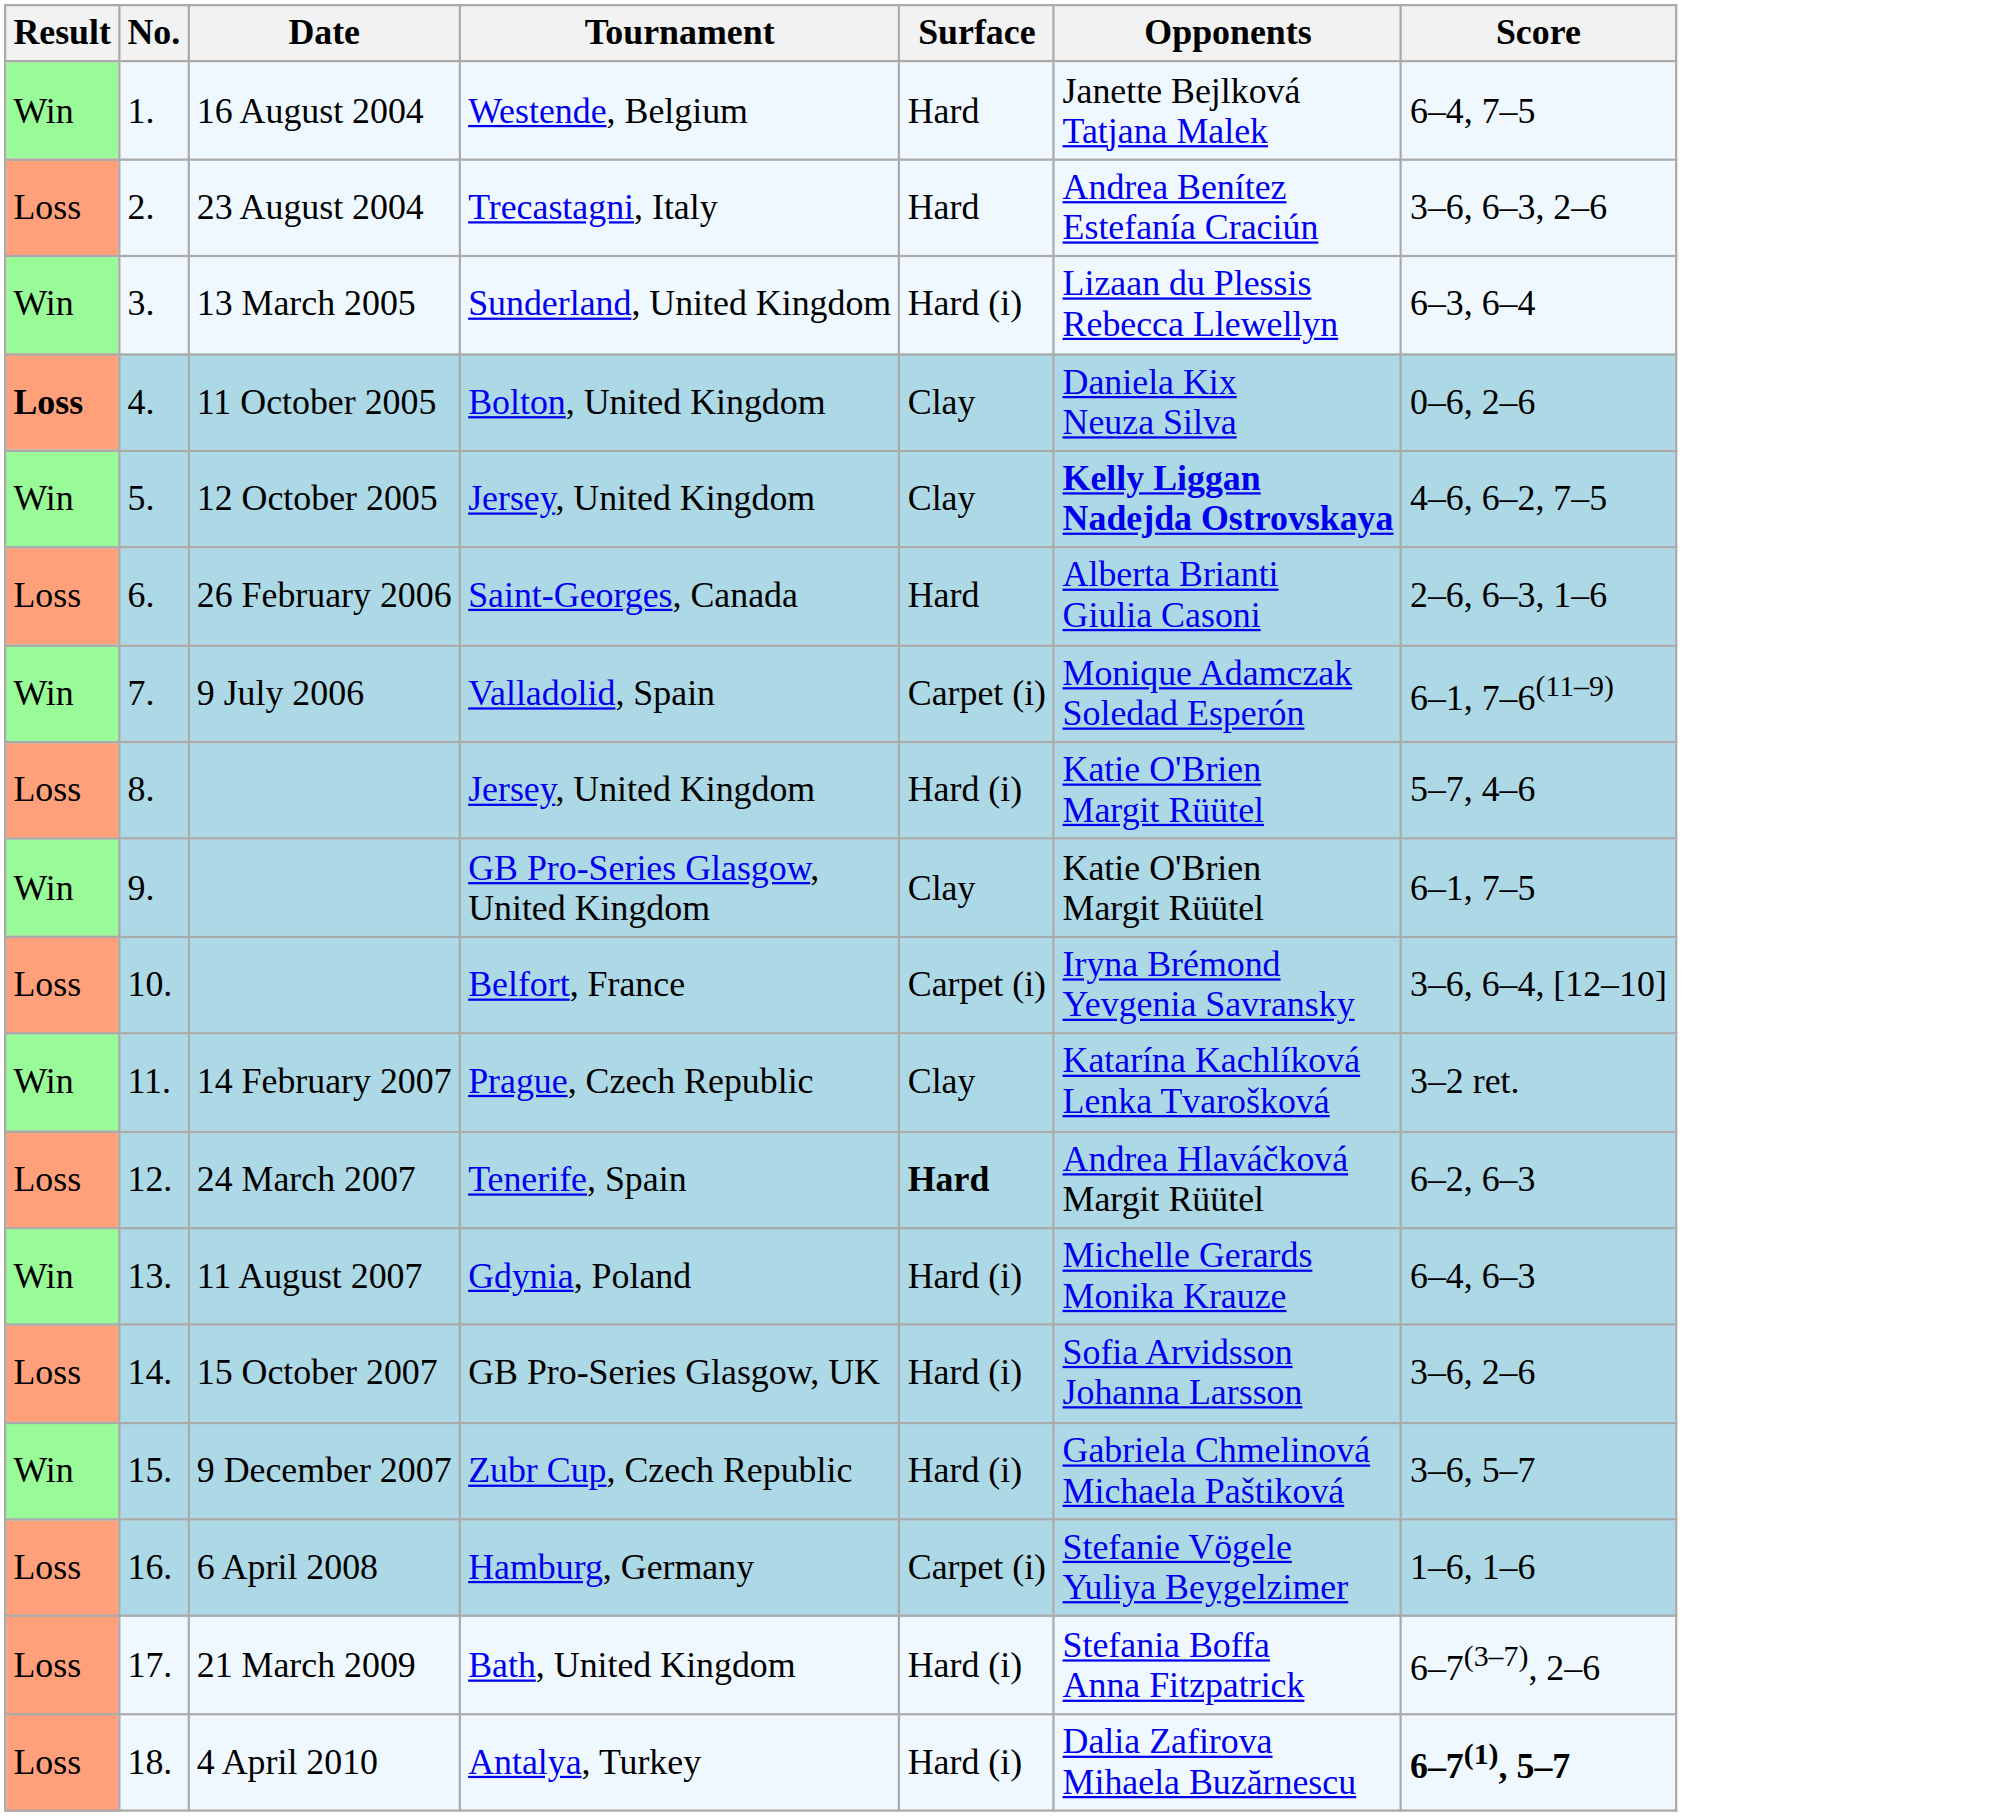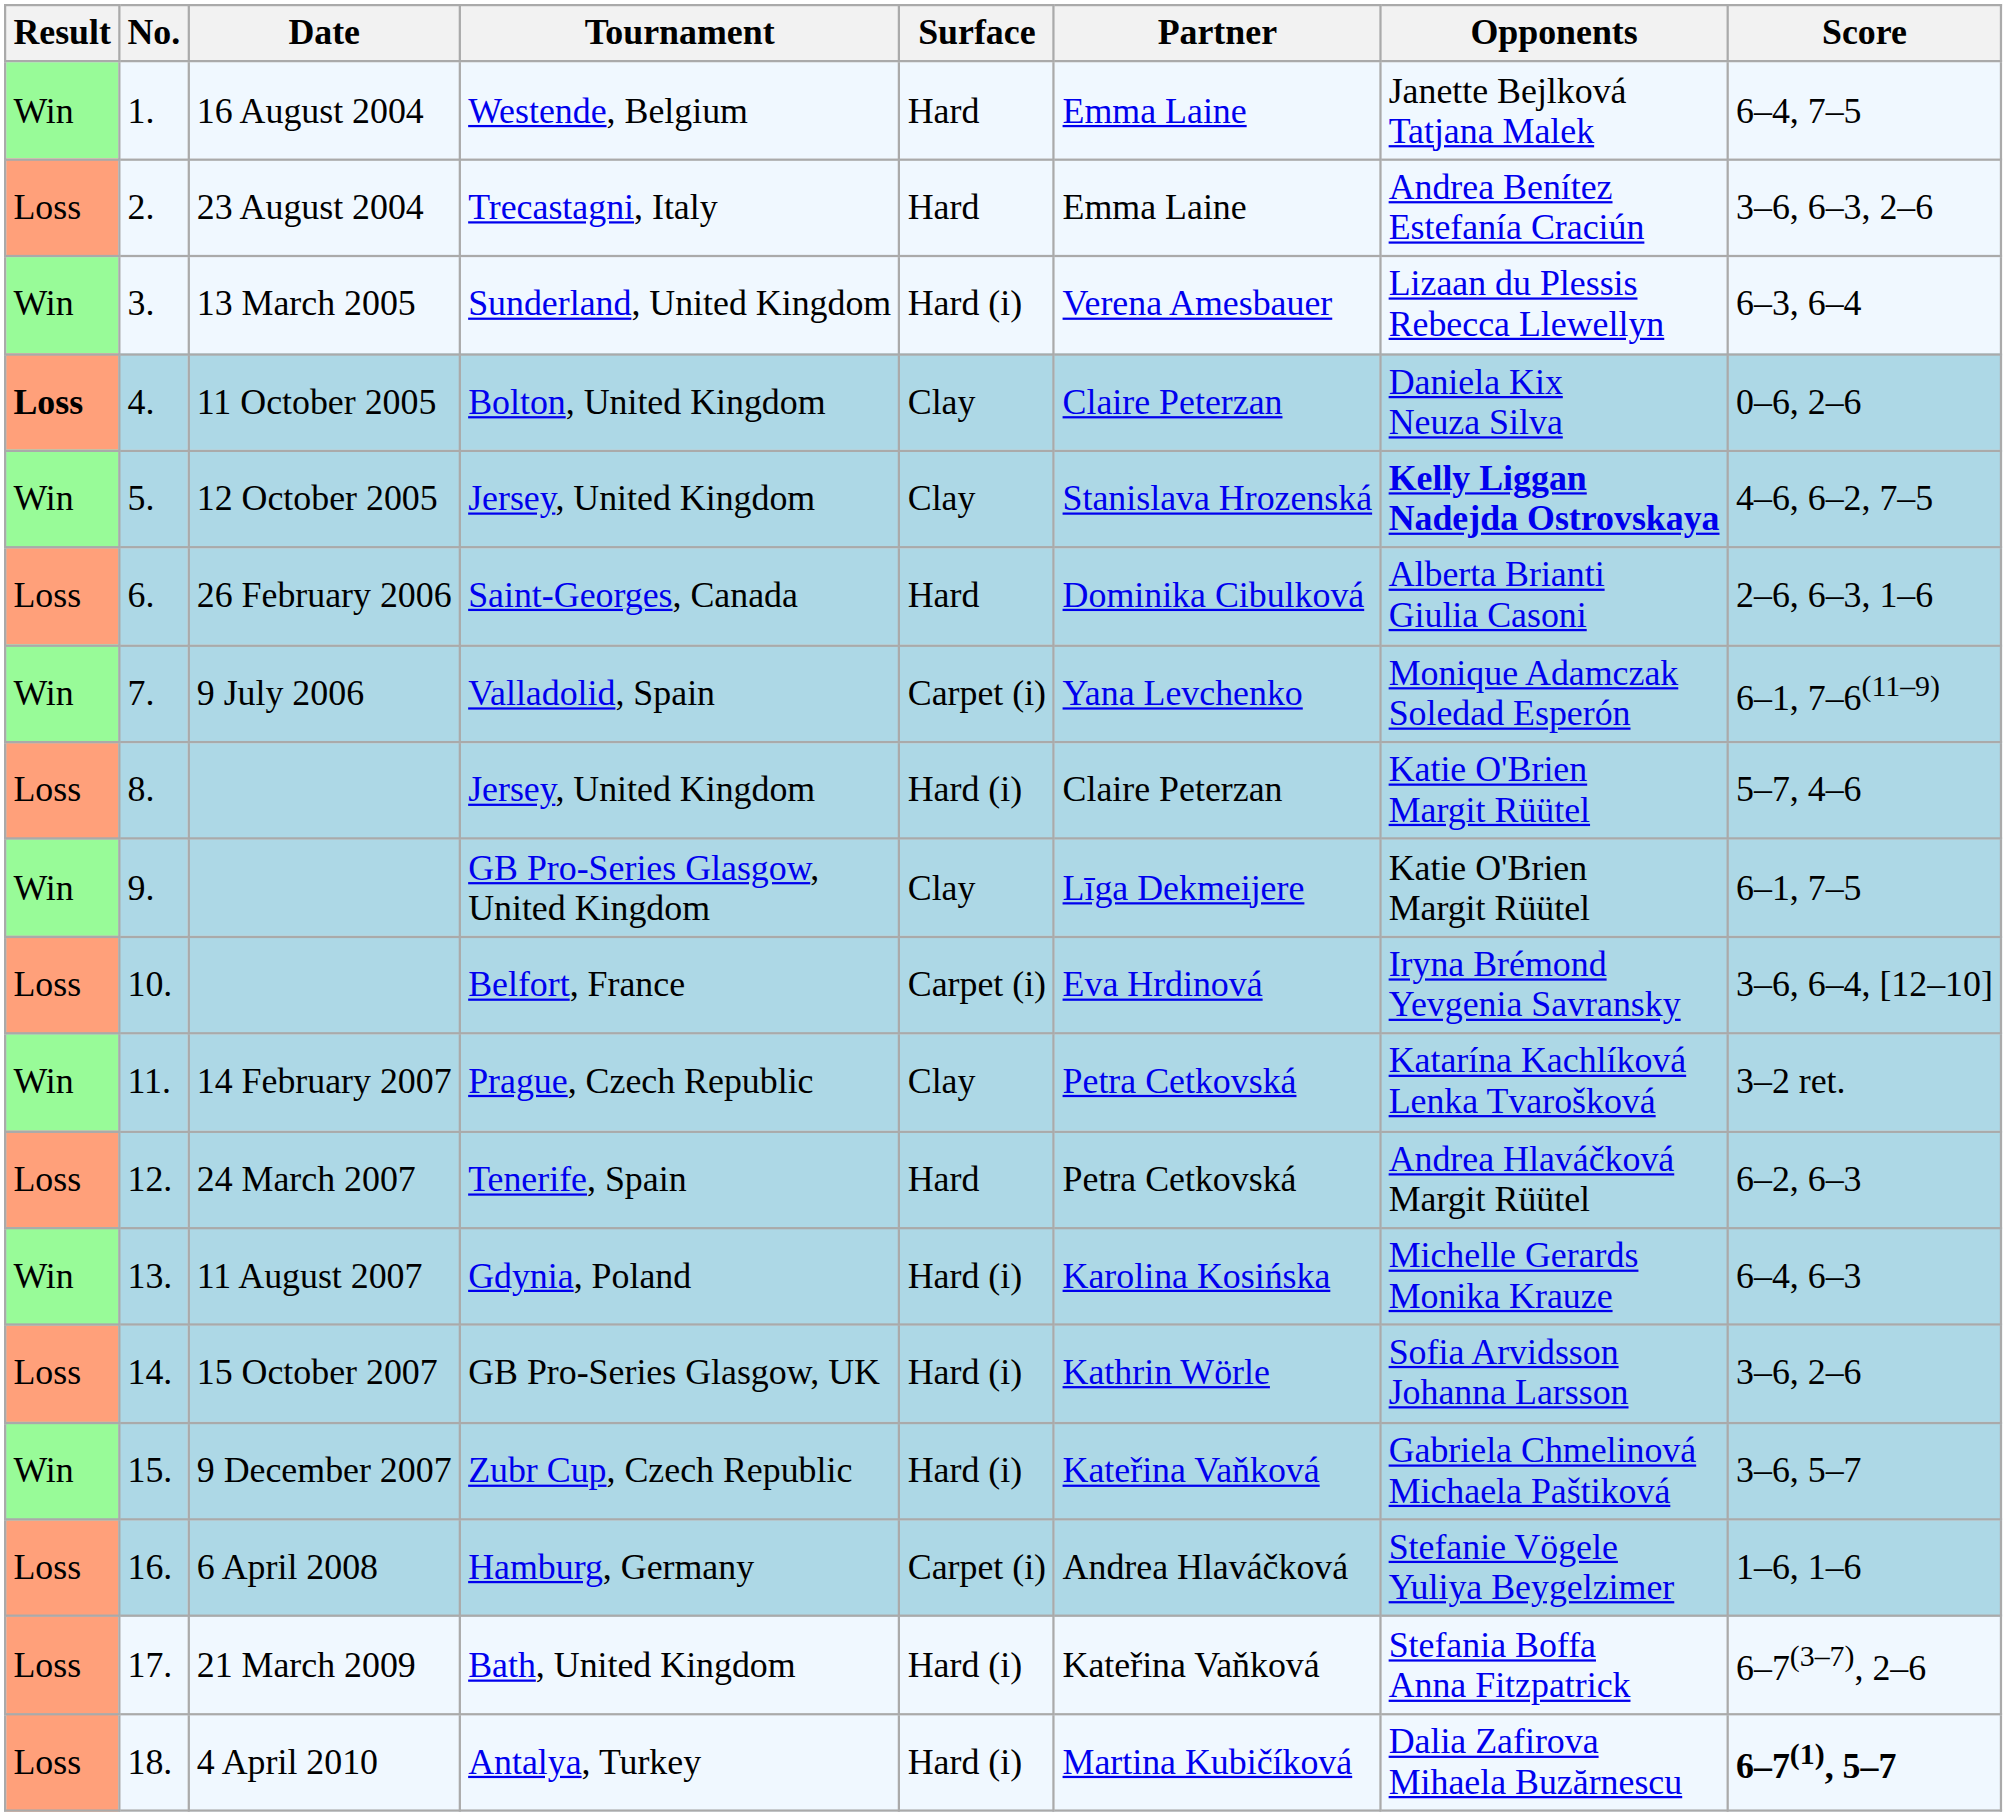+ column: (1217, 32)
(949, 1178) bold -> (944, 1178) normal
